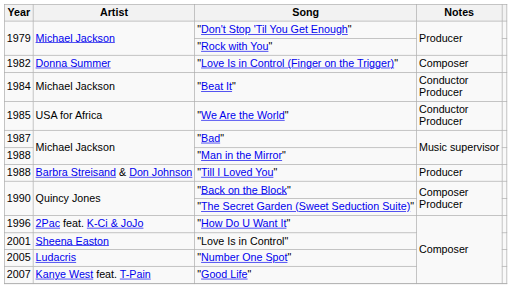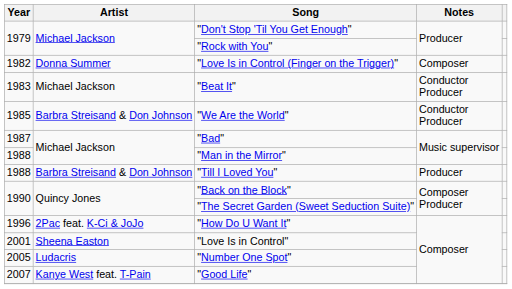(19, 87) 1984 -> (19, 87) 1983
(69, 116) USA for Africa -> (114, 116) Barbra Streisand & Don Johnson
